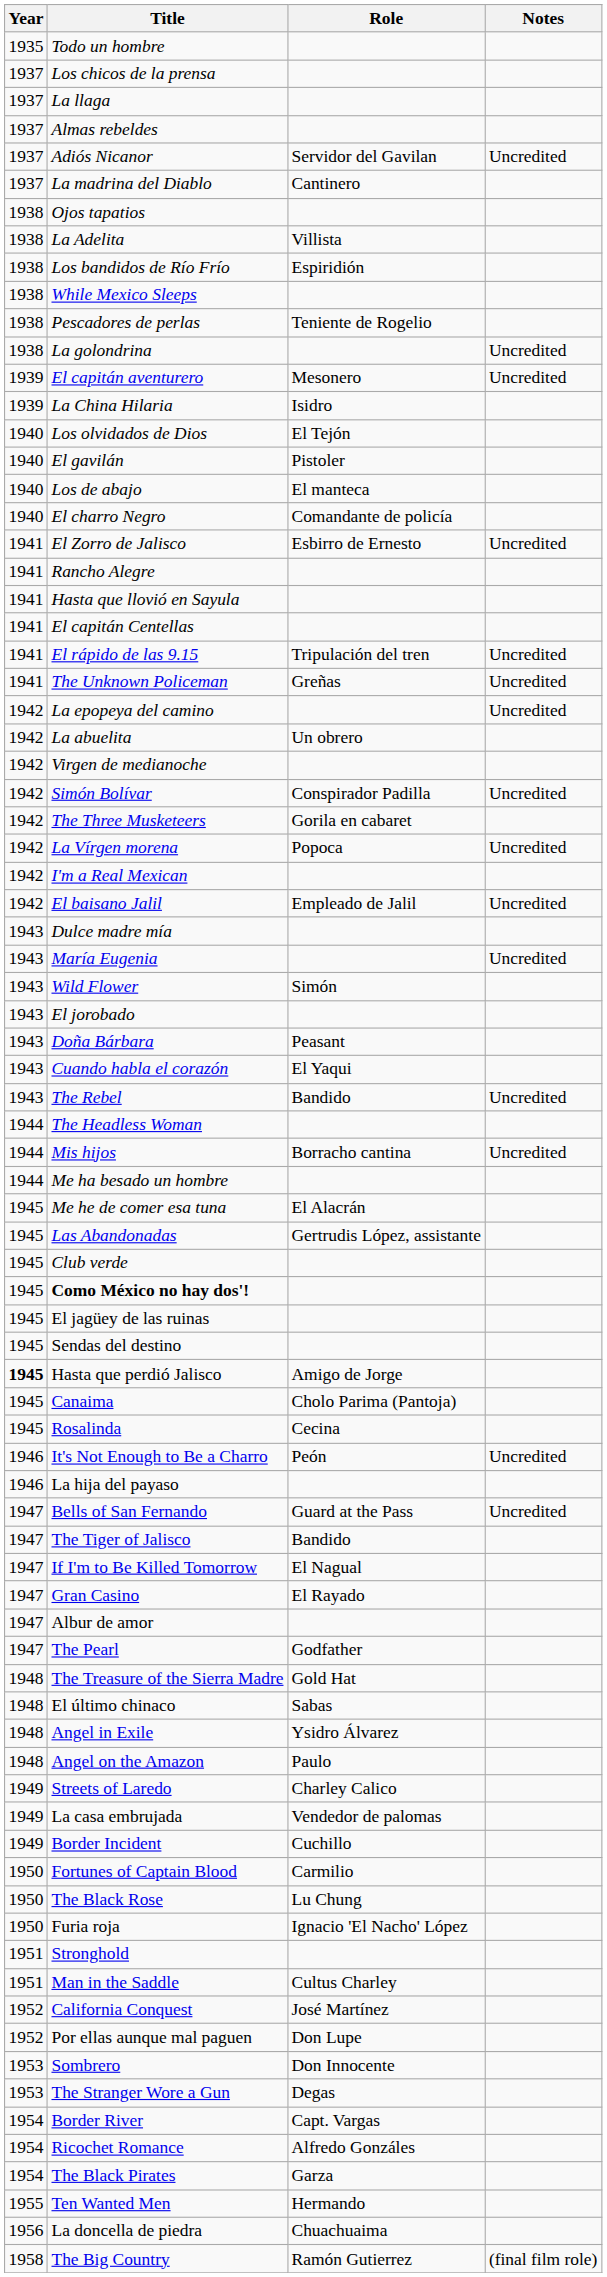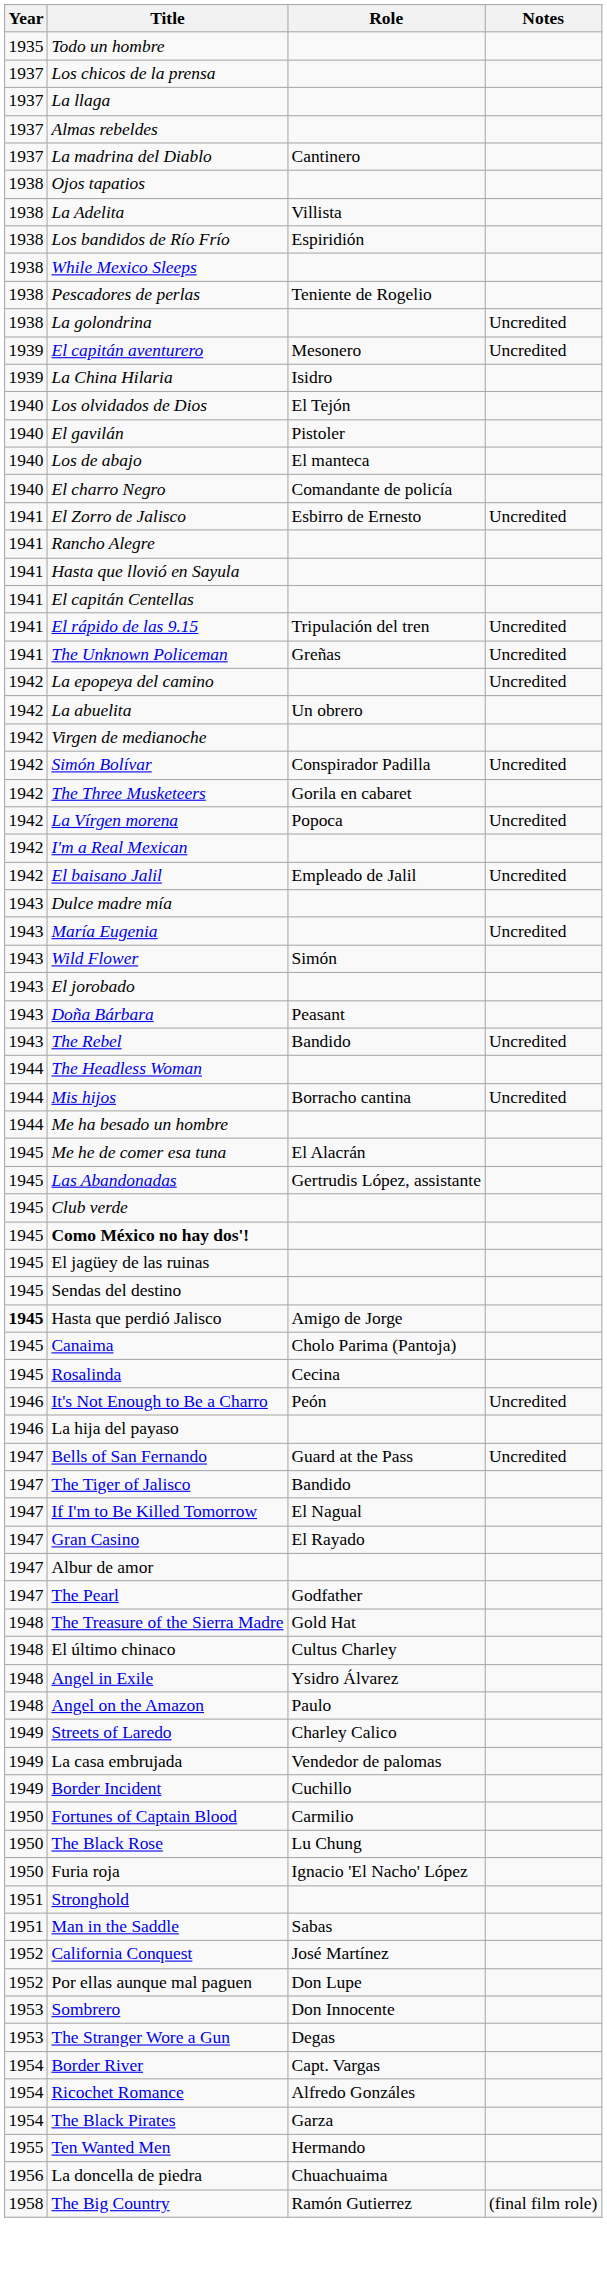- row: (102, 156)
- row: (140, 1069)
(312, 1705) Sabas -> (344, 1650) Cultus Charley
(344, 1982) Cultus Charley -> (312, 1926) Sabas
